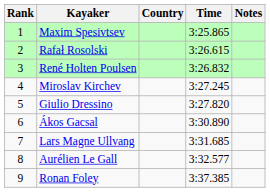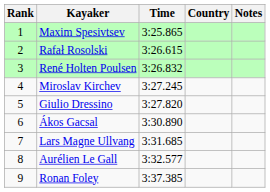columns swapped: (163, 13) <-> (209, 13)
